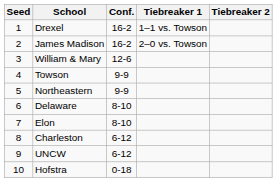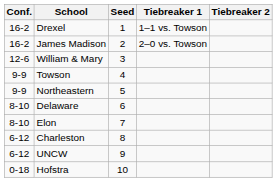columns swapped: (18, 12) <-> (122, 12)
